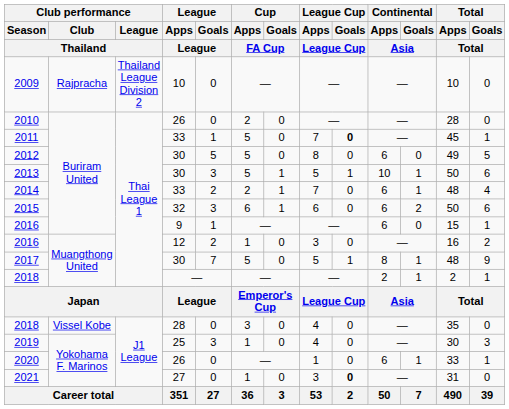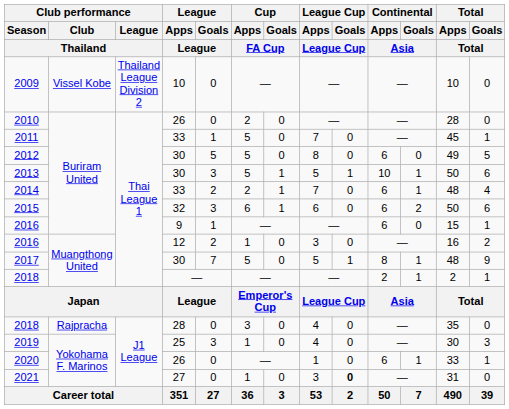(82, 84) Rajpracha -> (82, 84) Vissel Kobe
(350, 138) bold -> (350, 138) normal
(82, 325) Vissel Kobe -> (82, 325) Rajpracha
